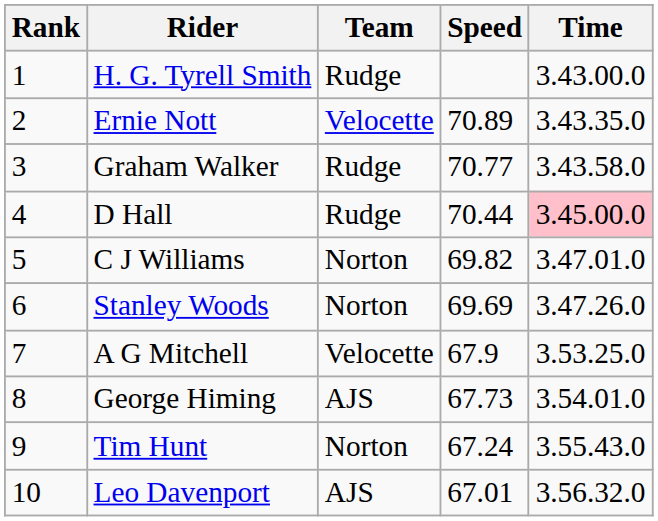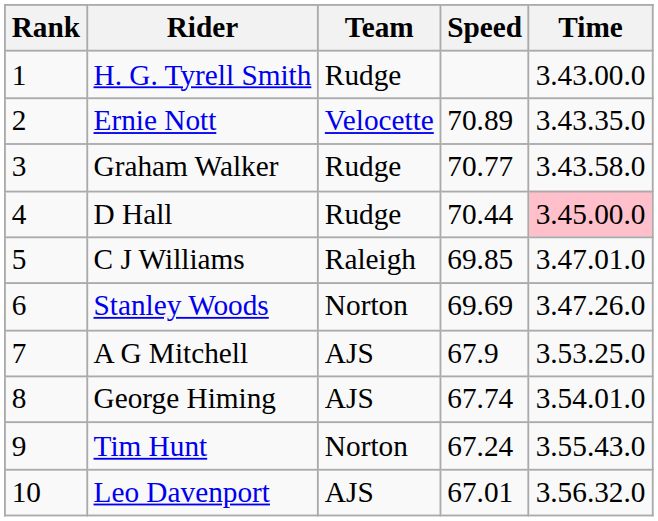(366, 259) Norton -> (370, 259) Raleigh
(480, 259) 69.82 -> (480, 259) 69.85
(379, 352) Velocette -> (349, 352) AJS
(480, 399) 67.73 -> (480, 399) 67.74
